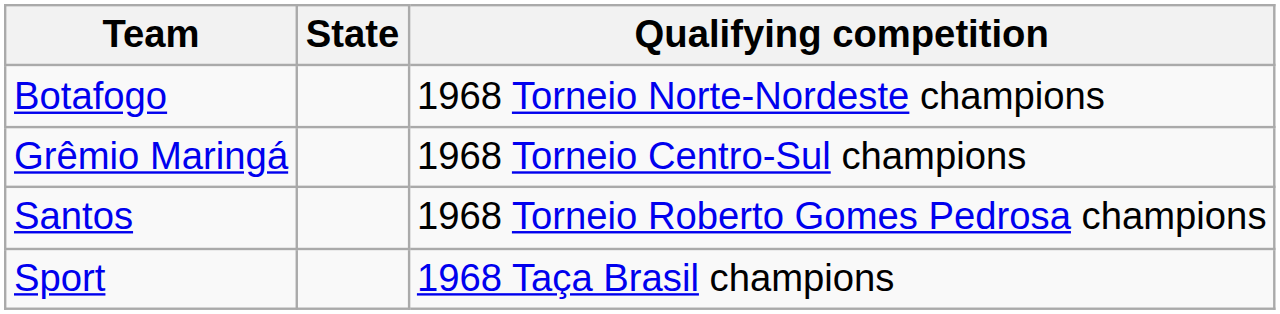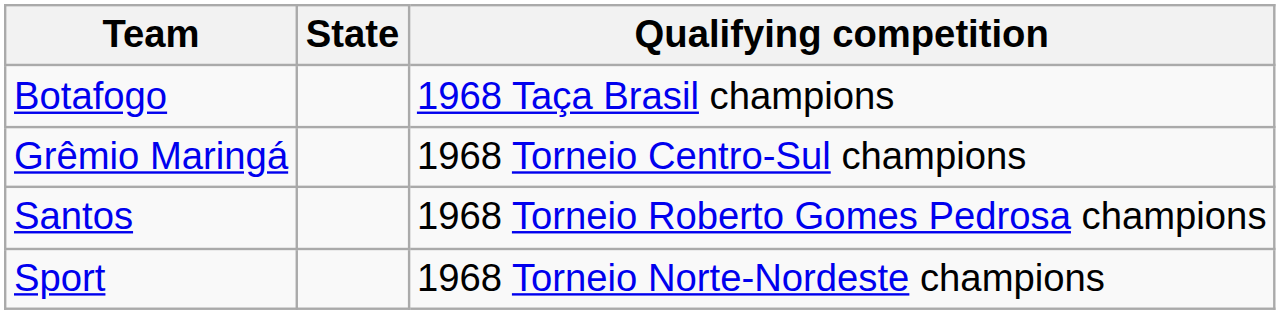(761, 95) 1968 Torneio Norte-Nordeste champions -> (656, 95) 1968 Taça Brasil champions
(656, 277) 1968 Taça Brasil champions -> (761, 277) 1968 Torneio Norte-Nordeste champions
